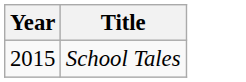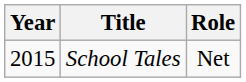+ column: (213, 22)
